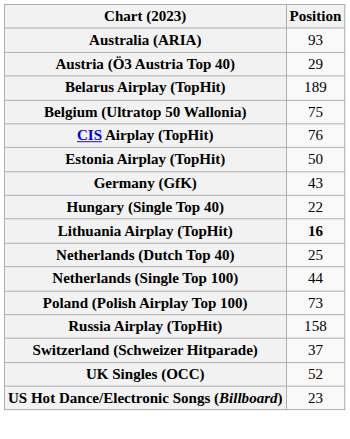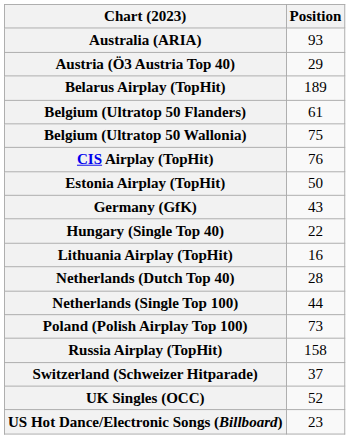+ row: (145, 111)
(315, 231) bold -> (315, 254) normal
(315, 254) 25 -> (315, 278) 28
